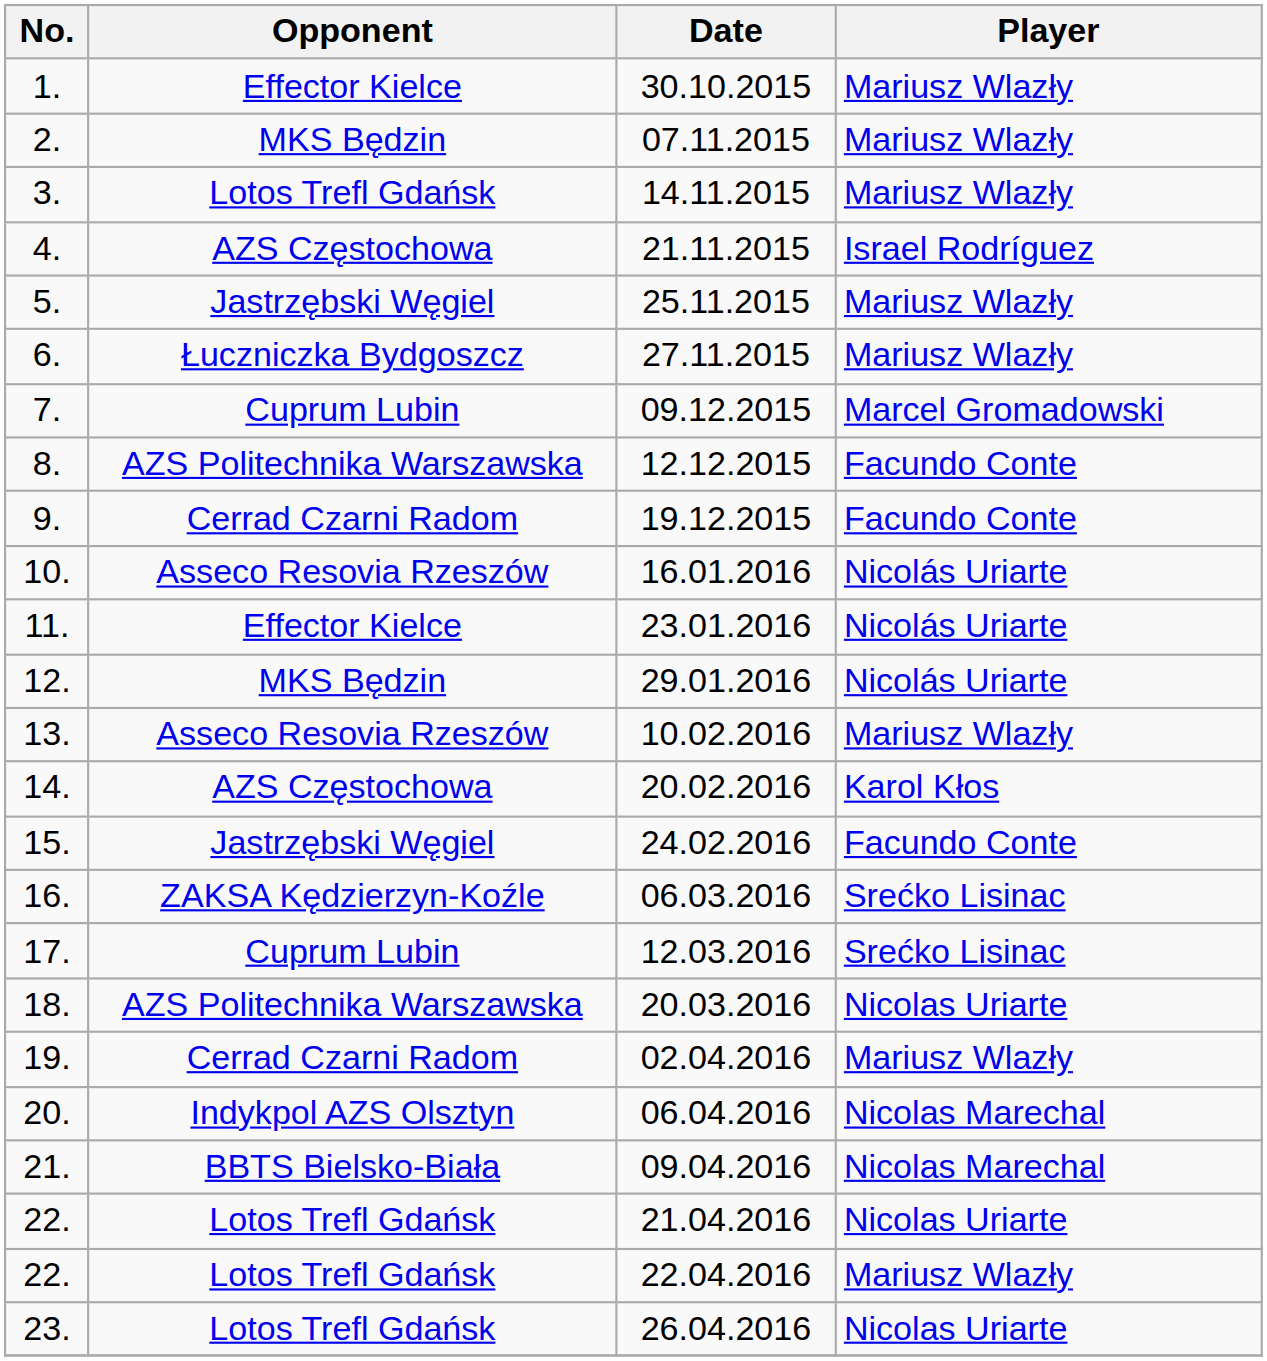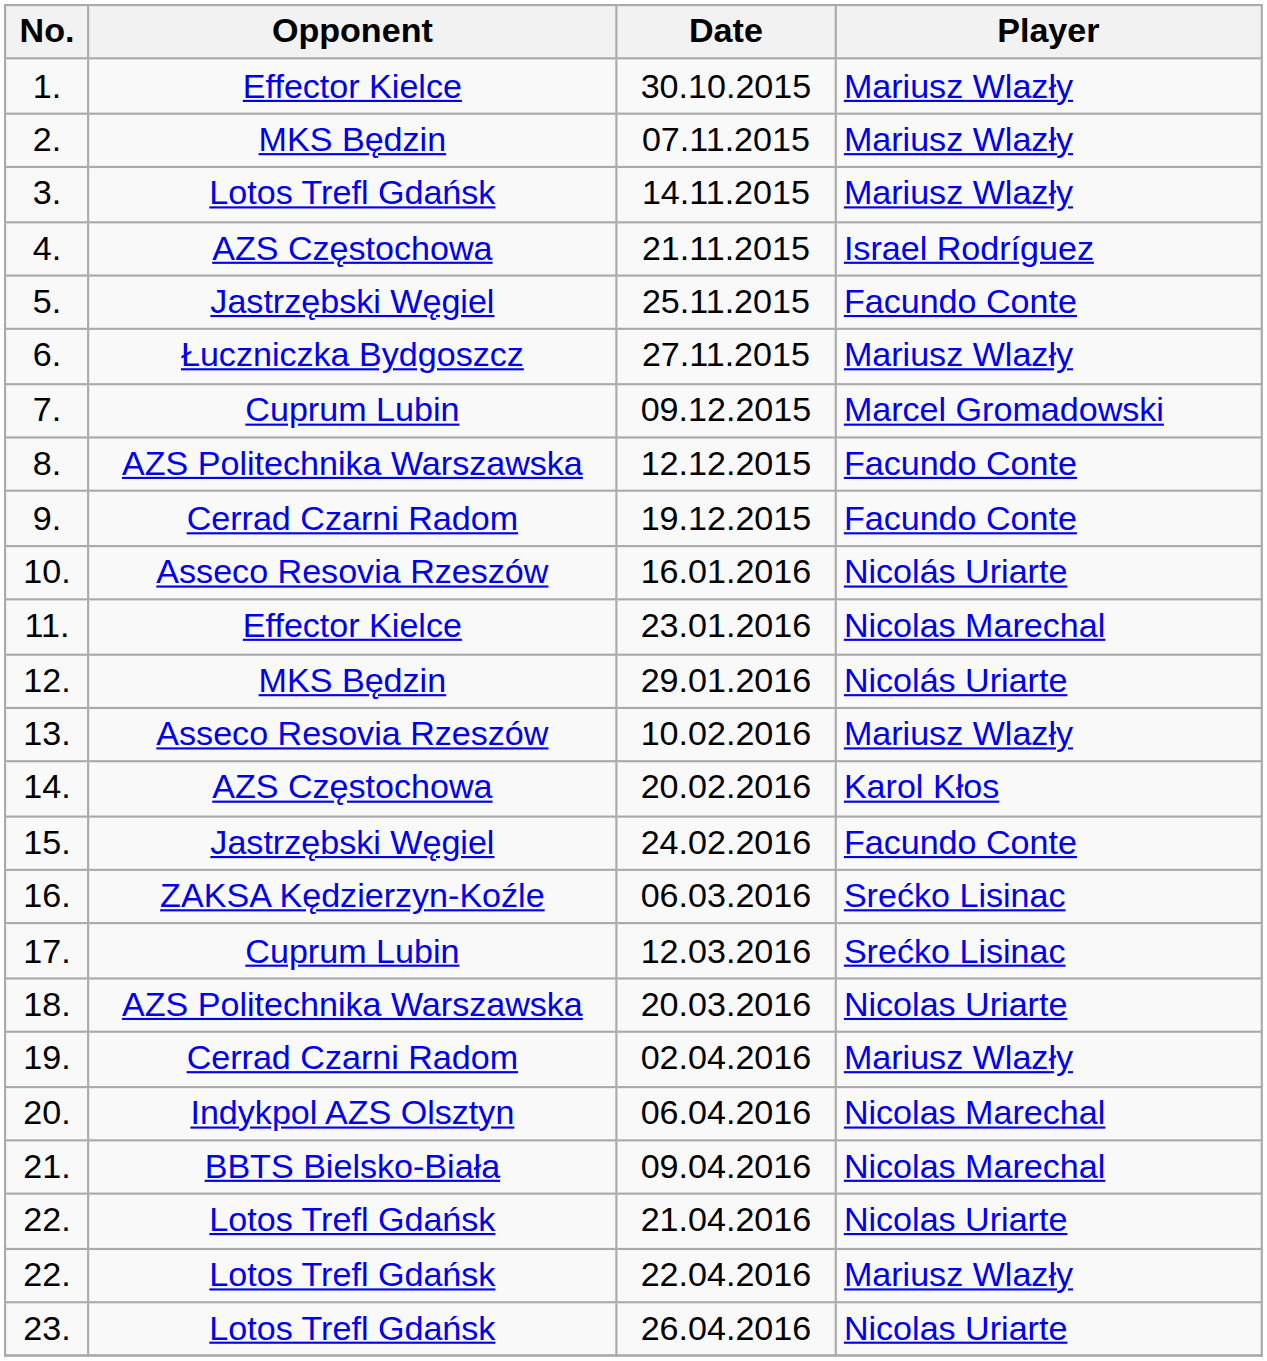(958, 301) Mariusz Wlazły -> (960, 301) Facundo Conte
(956, 626) Nicolás Uriarte -> (975, 626) Nicolas Marechal
